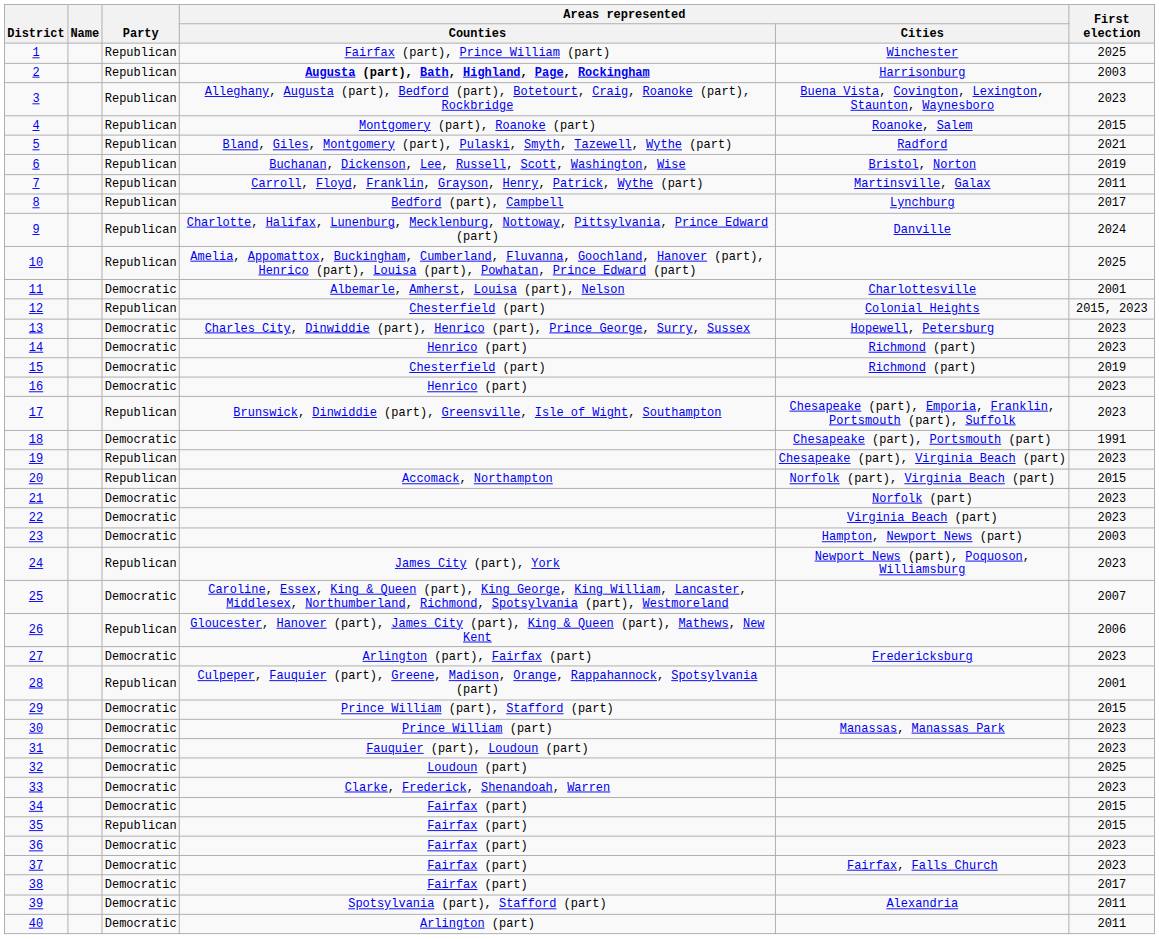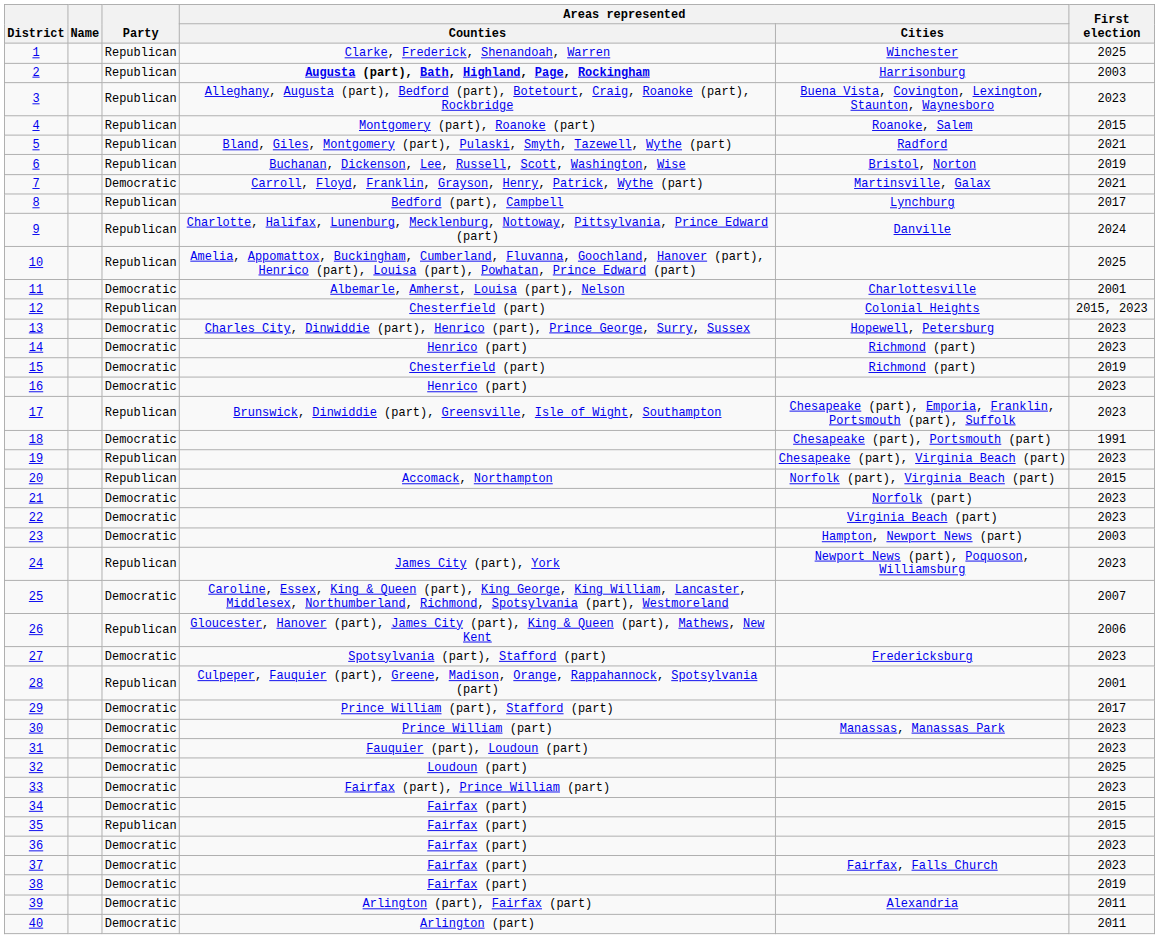(477, 53) Fairfax (part), Prince William (part) -> (477, 53) Clarke, Frederick, Shenandoah, Warren
(141, 184) Republican -> (141, 184) Democratic
(1112, 184) 2011 -> (1112, 184) 2021
(477, 657) Arlington (part), Fairfax (part) -> (477, 657) Spotsylvania (part), Stafford (part)
(1112, 709) 2015 -> (1112, 709) 2017
(477, 787) Clarke, Frederick, Shenandoah, Warren -> (477, 787) Fairfax (part), Prince William (part)
(1112, 885) 2017 -> (1112, 885) 2019
(477, 904) Spotsylvania (part), Stafford (part) -> (477, 904) Arlington (part), Fairfax (part)
